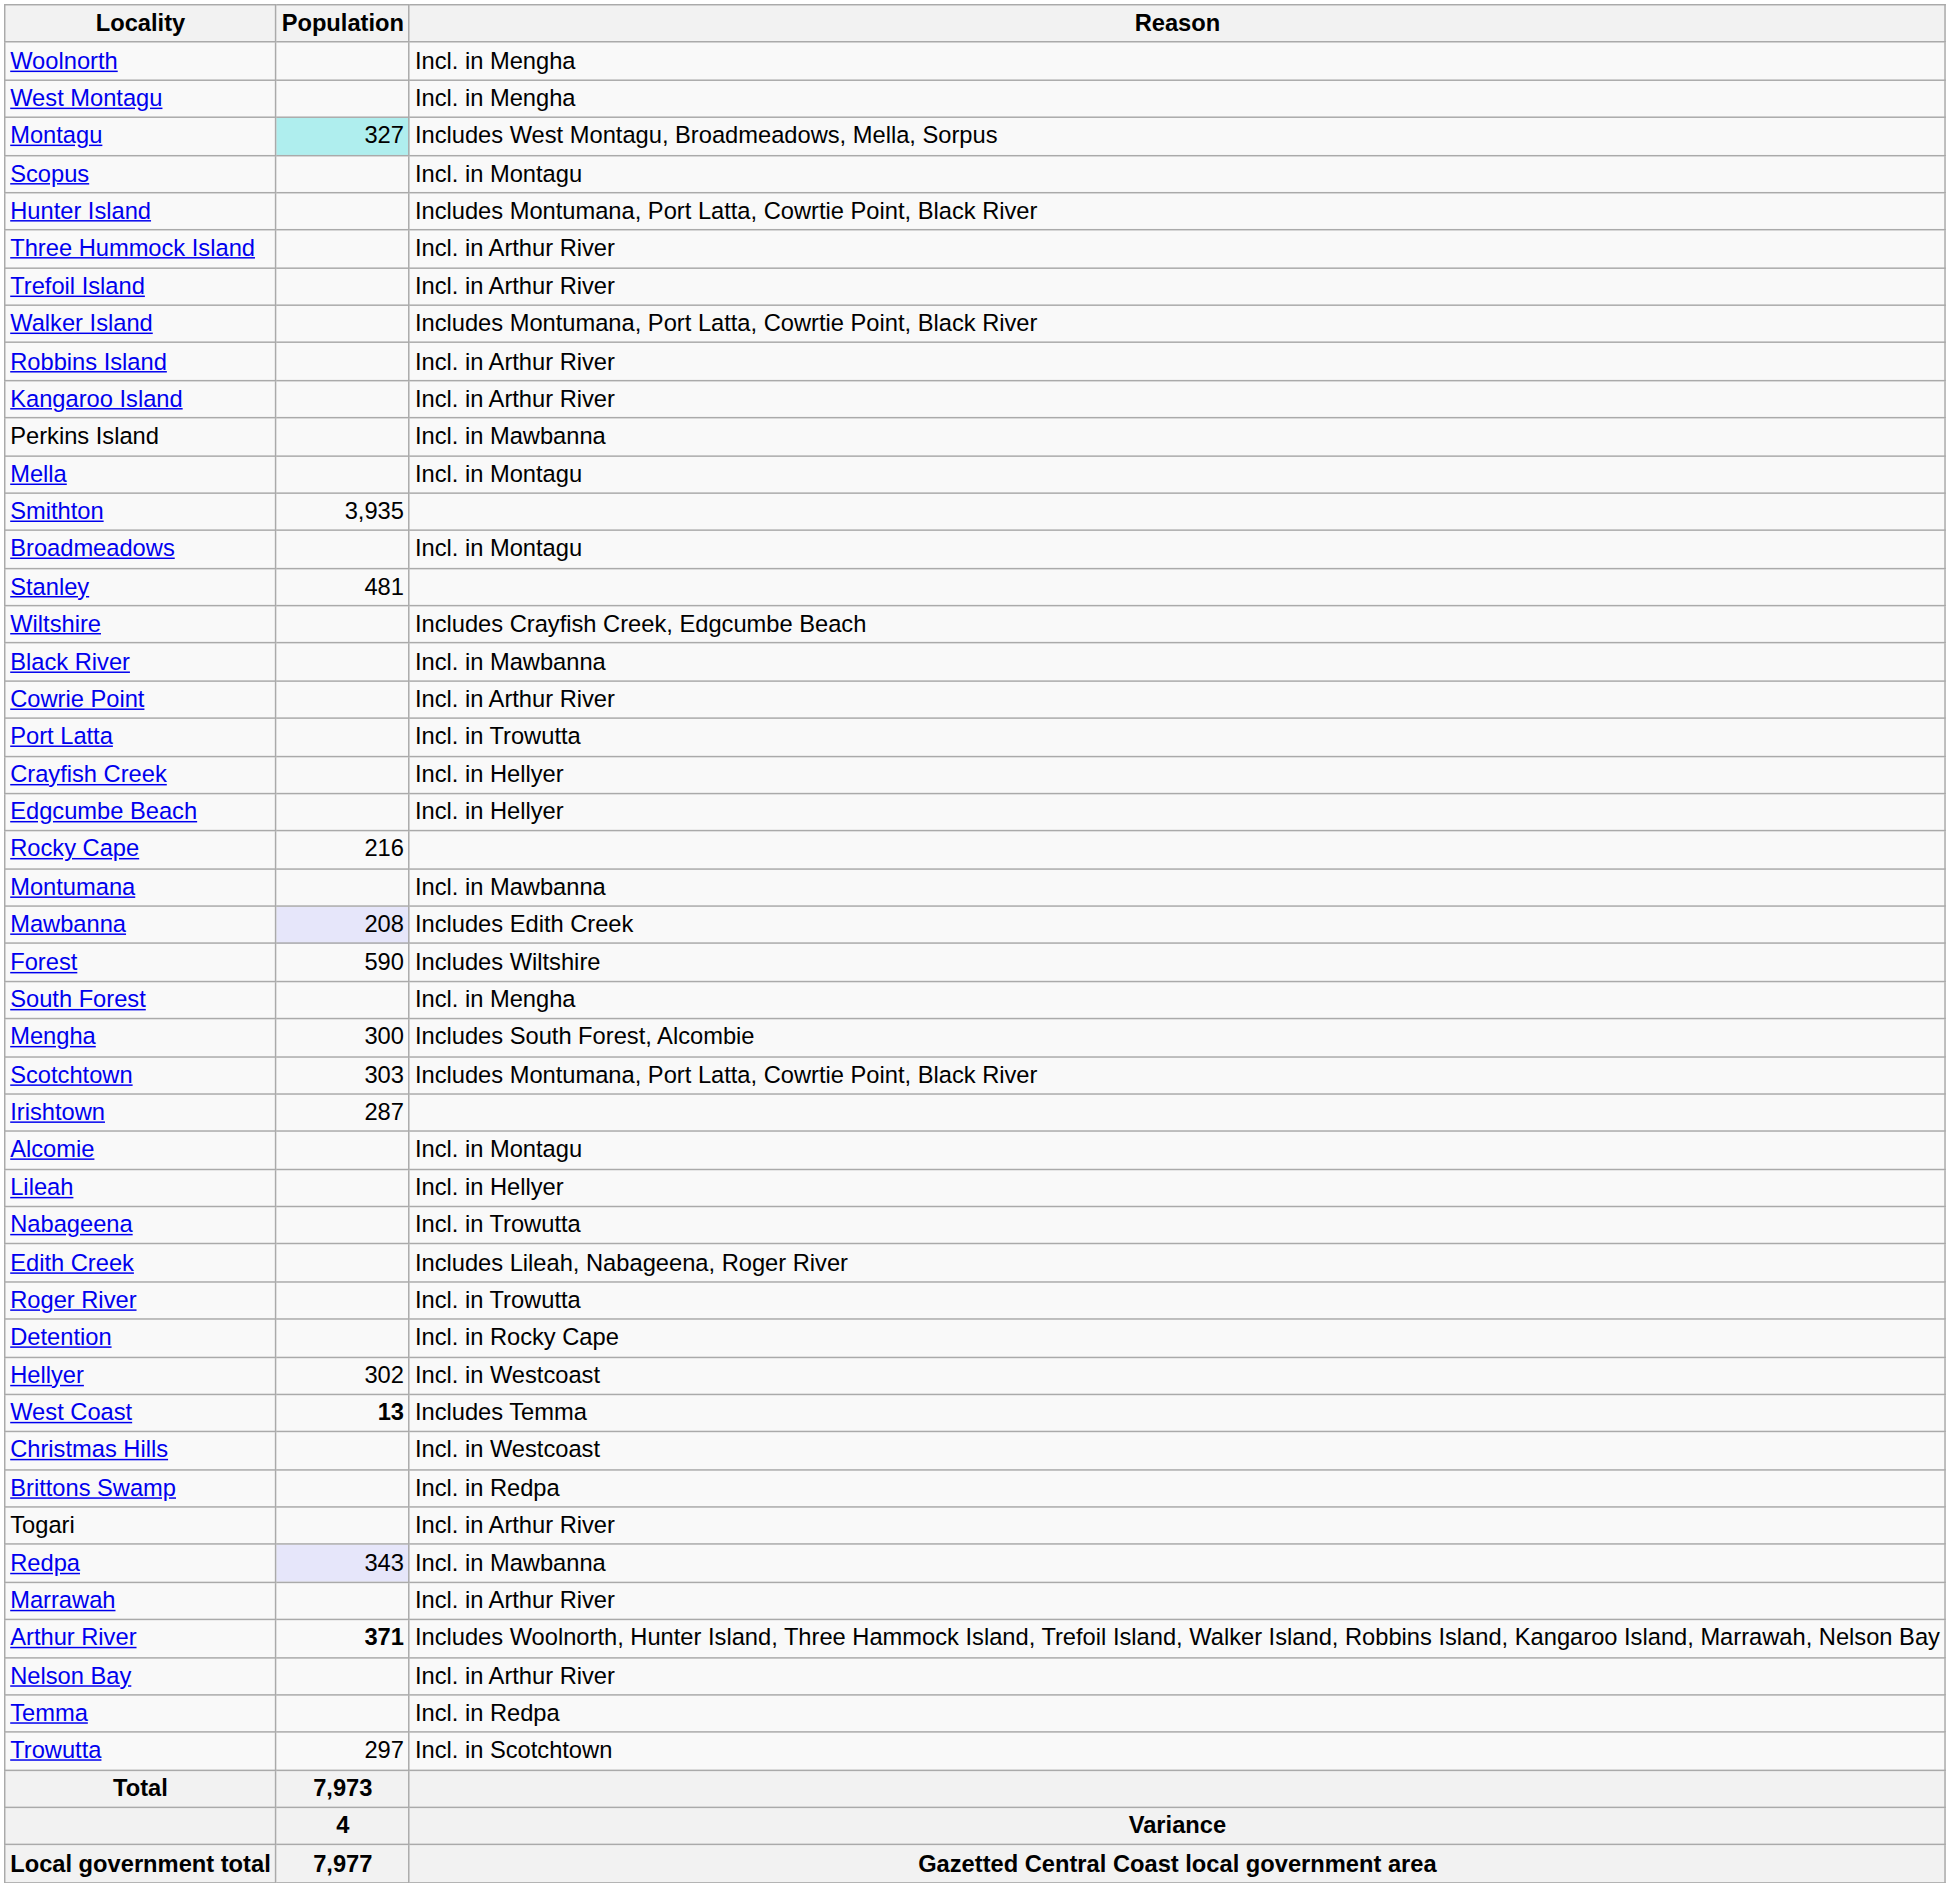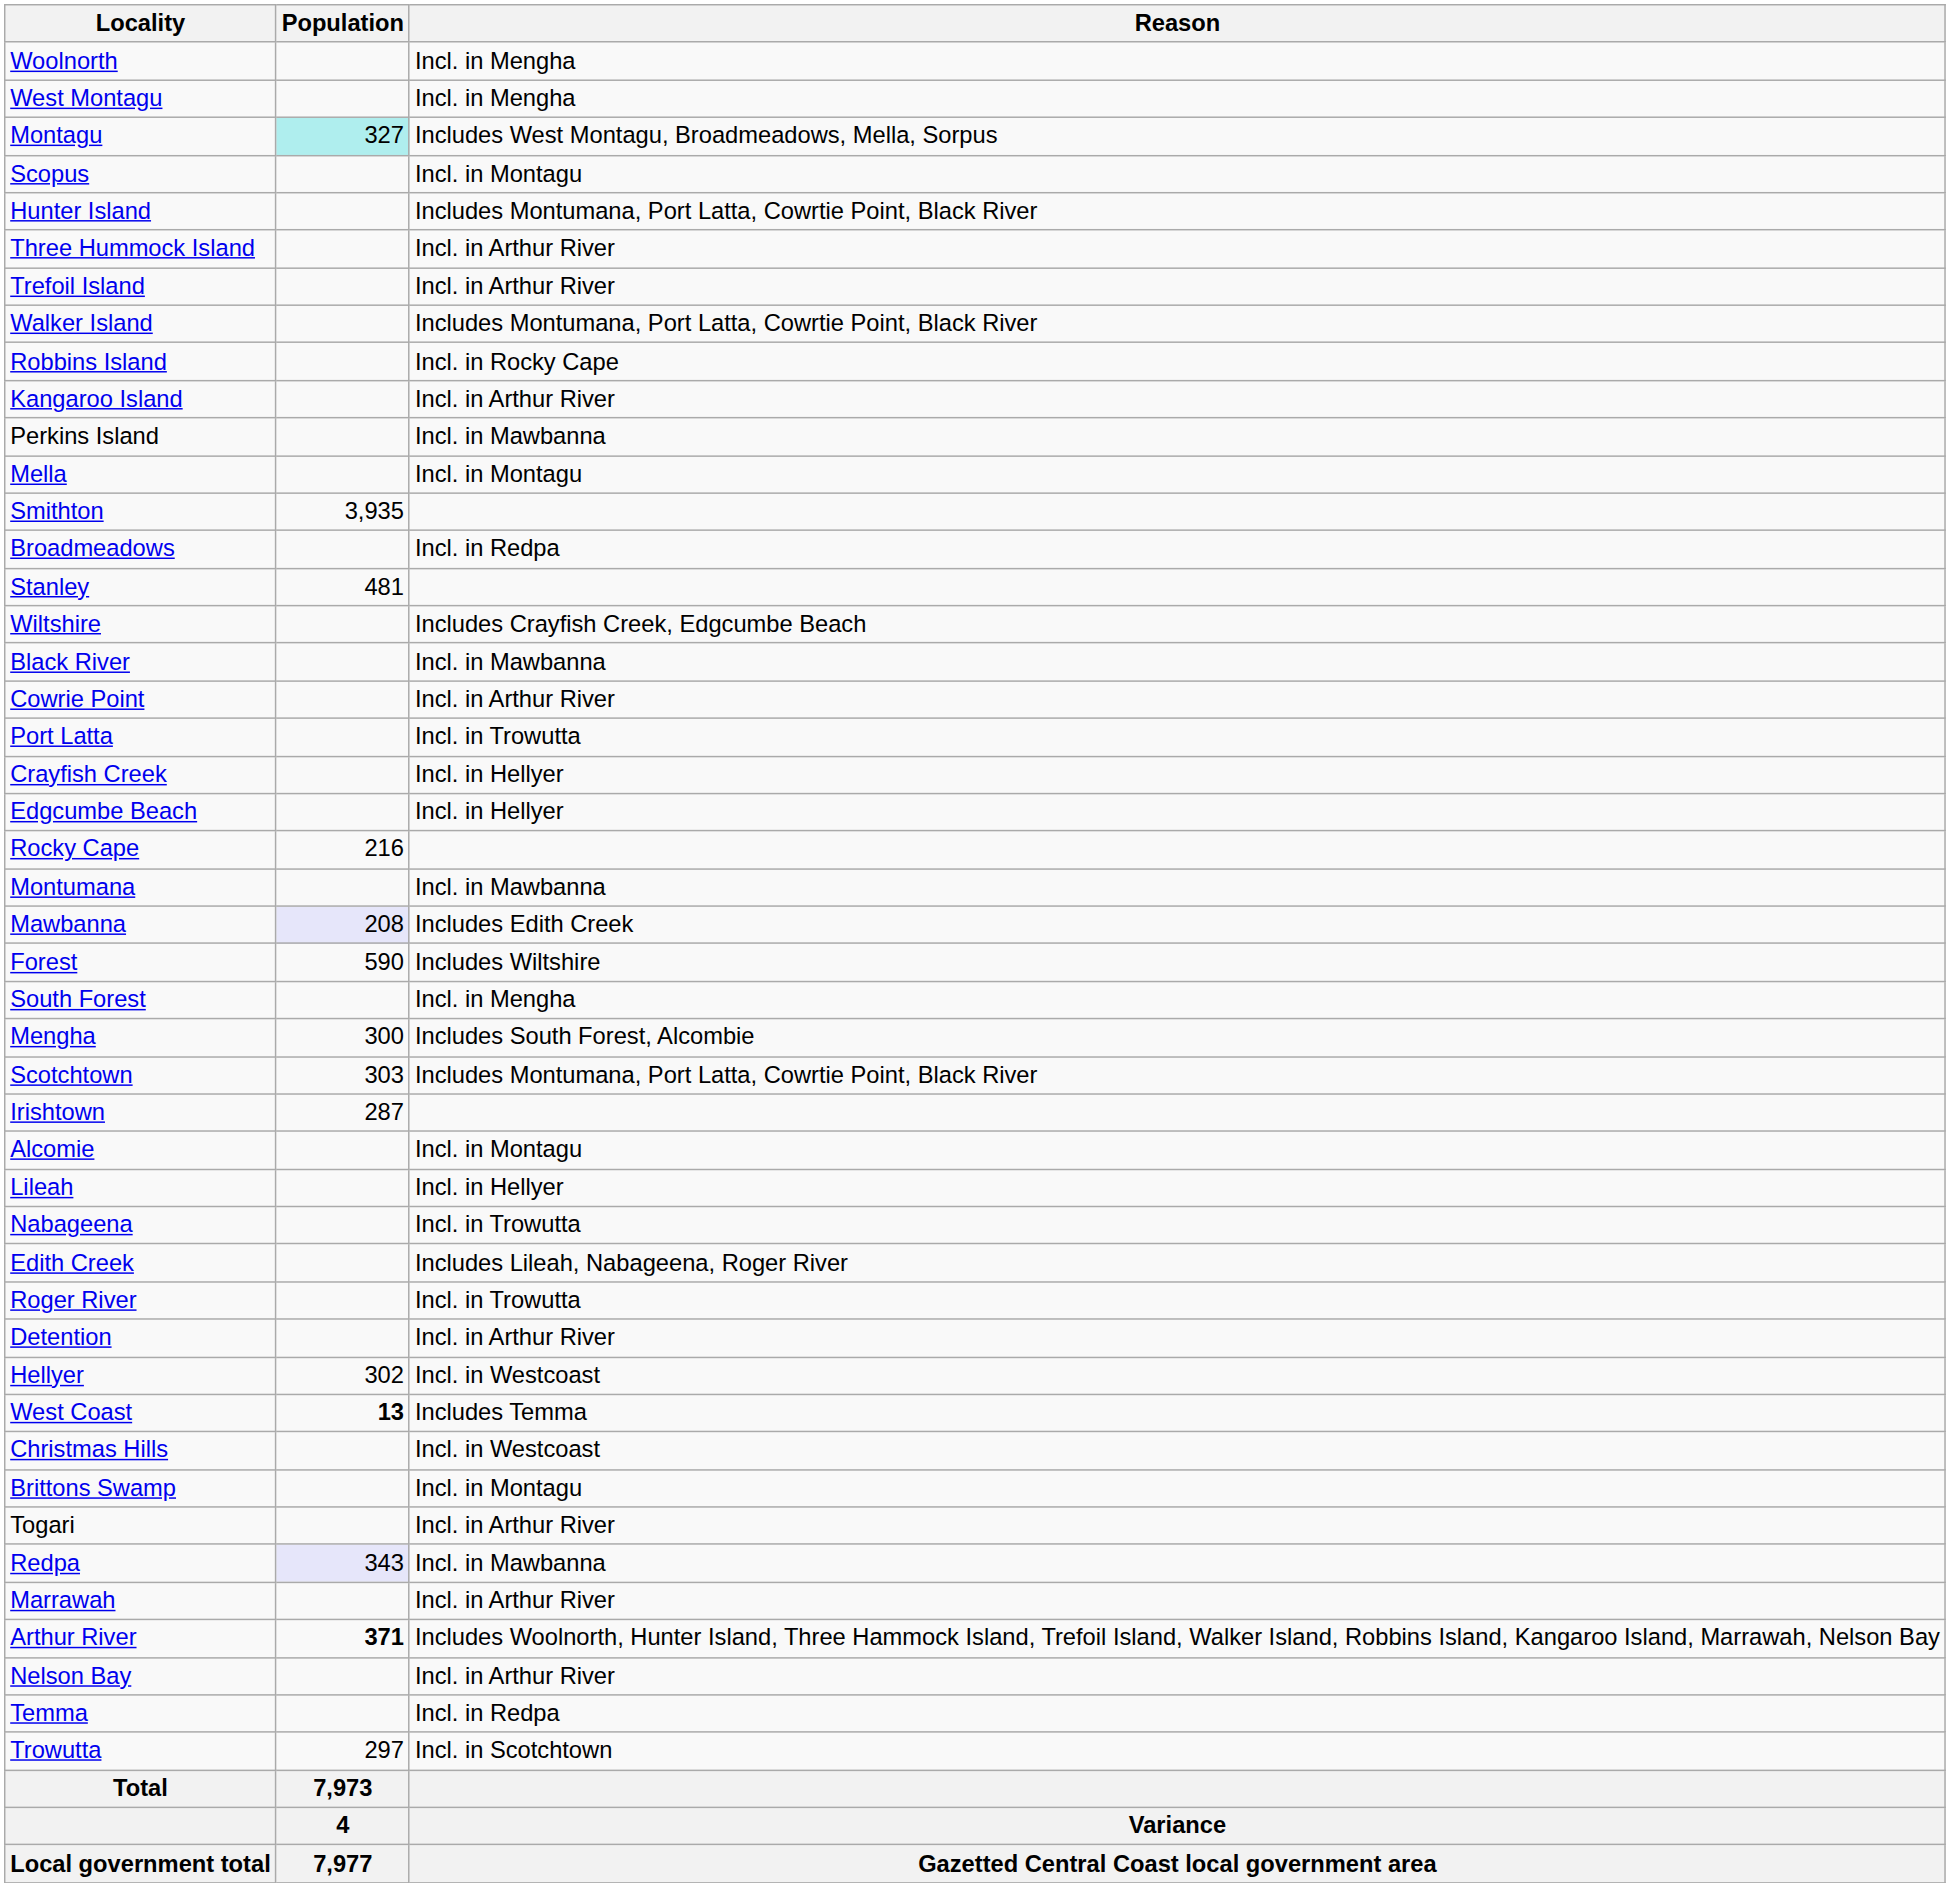(515, 361) Incl. in Arthur River -> (517, 361) Incl. in Rocky Cape
(498, 549) Incl. in Montagu -> (487, 549) Incl. in Redpa
(517, 1337) Incl. in Rocky Cape -> (515, 1337) Incl. in Arthur River
(487, 1487) Incl. in Redpa -> (498, 1487) Incl. in Montagu
